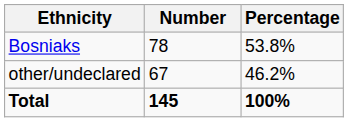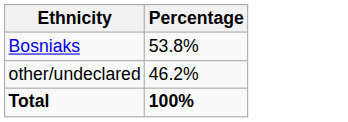- column: (193, 18)
